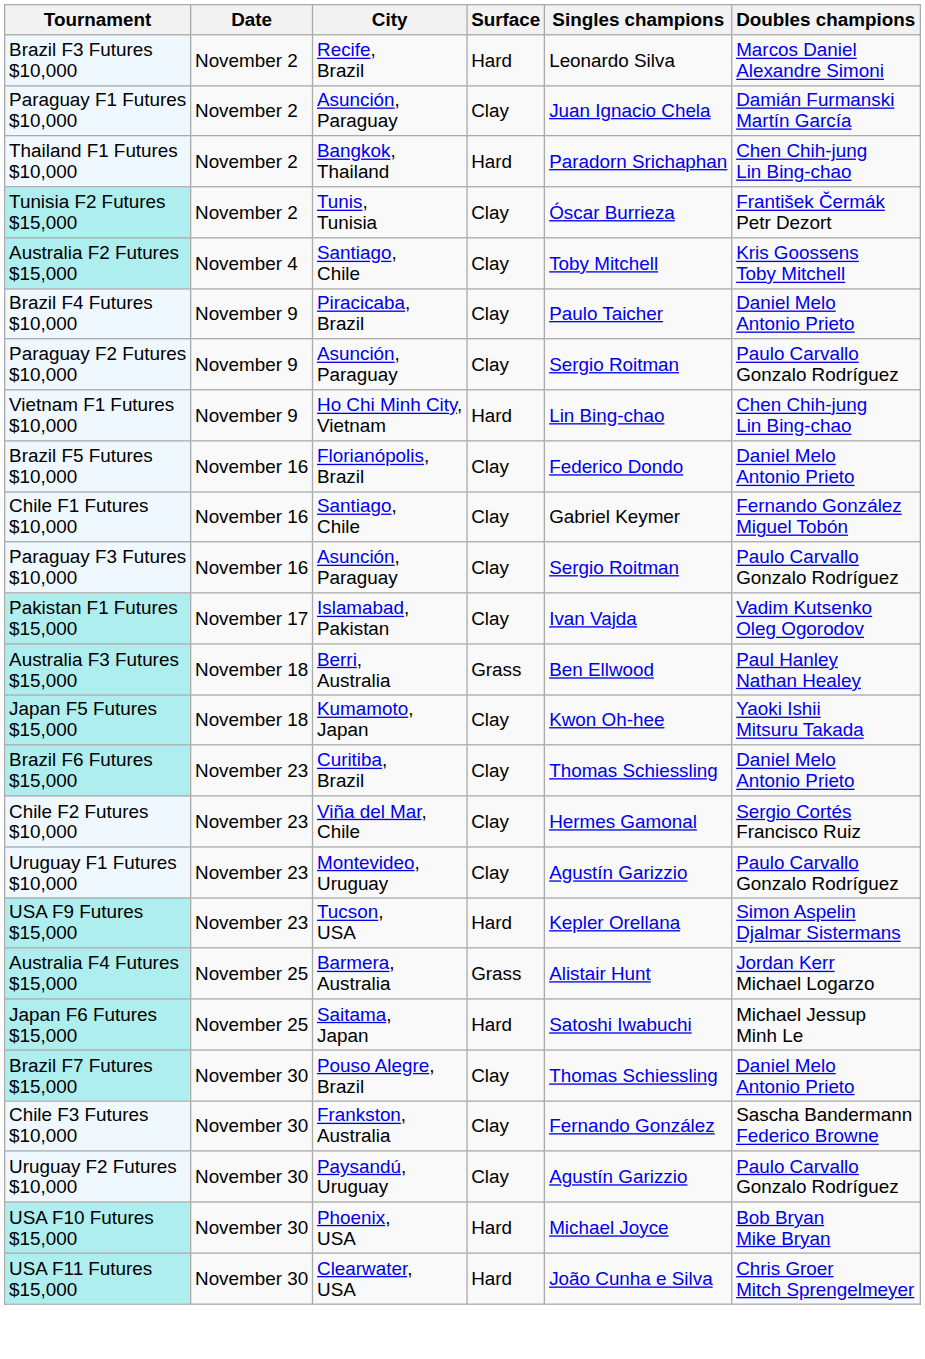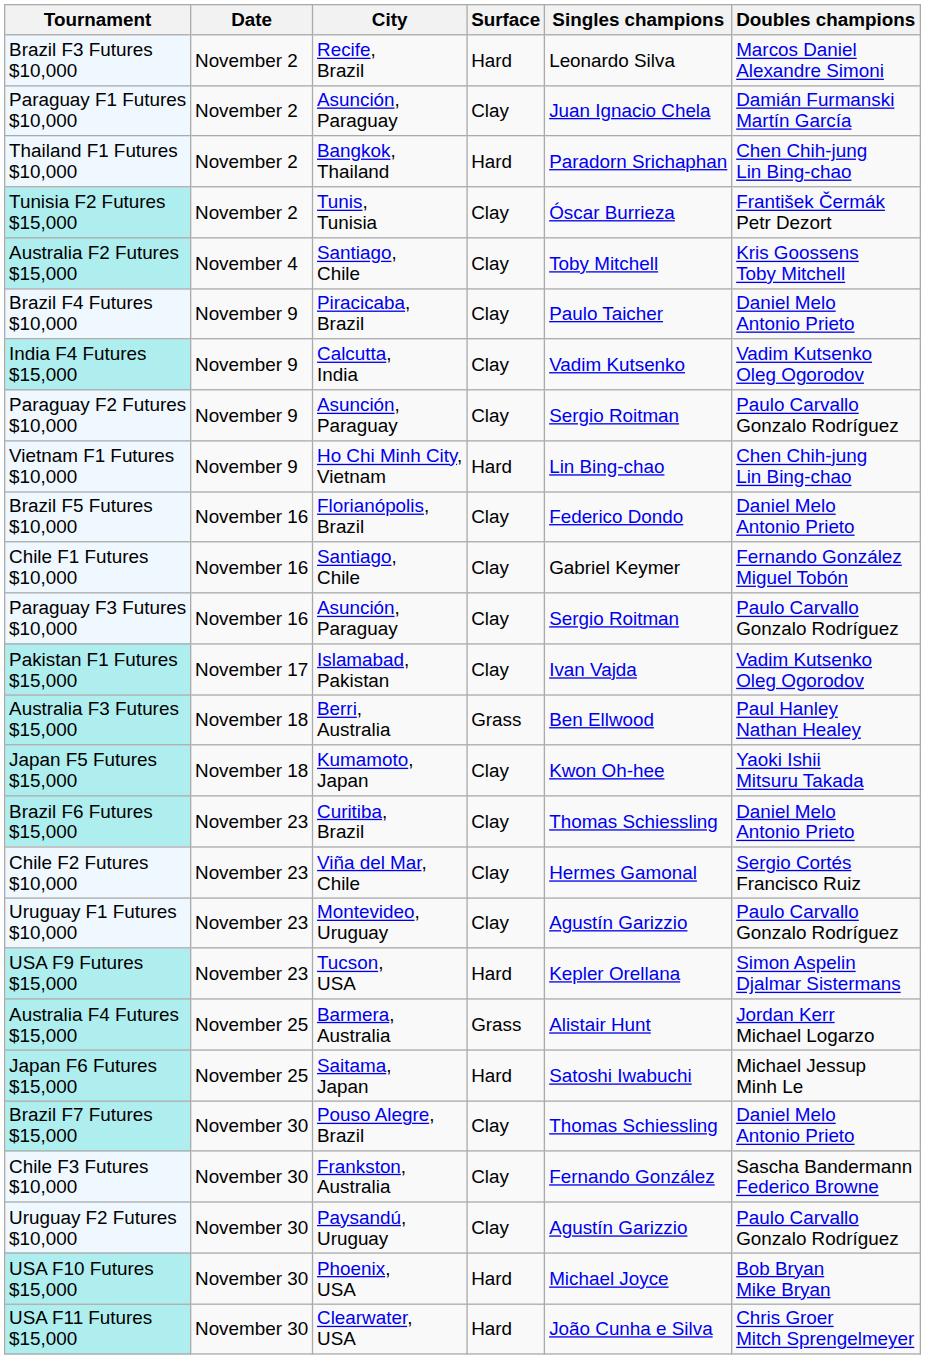+ row: (78, 365)
